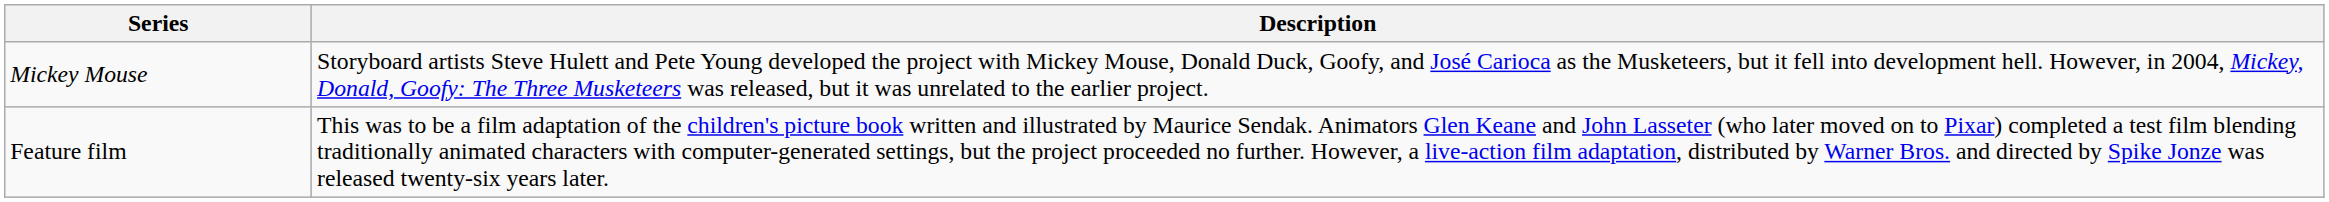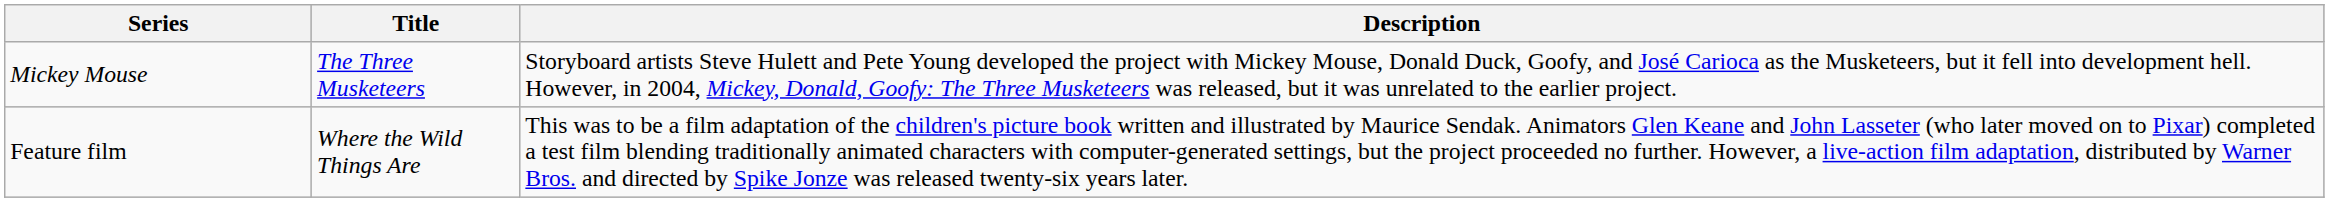+ column: (416, 23)
